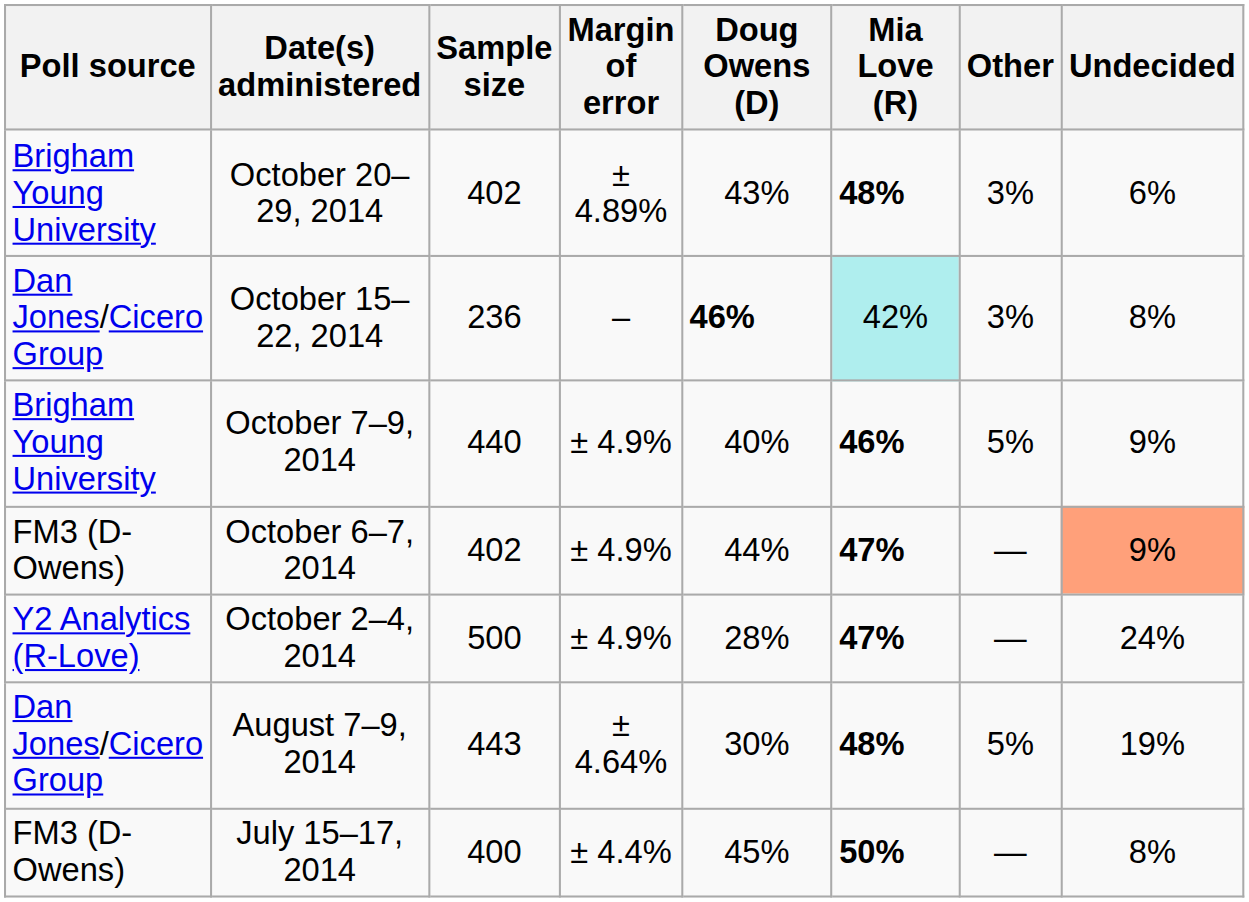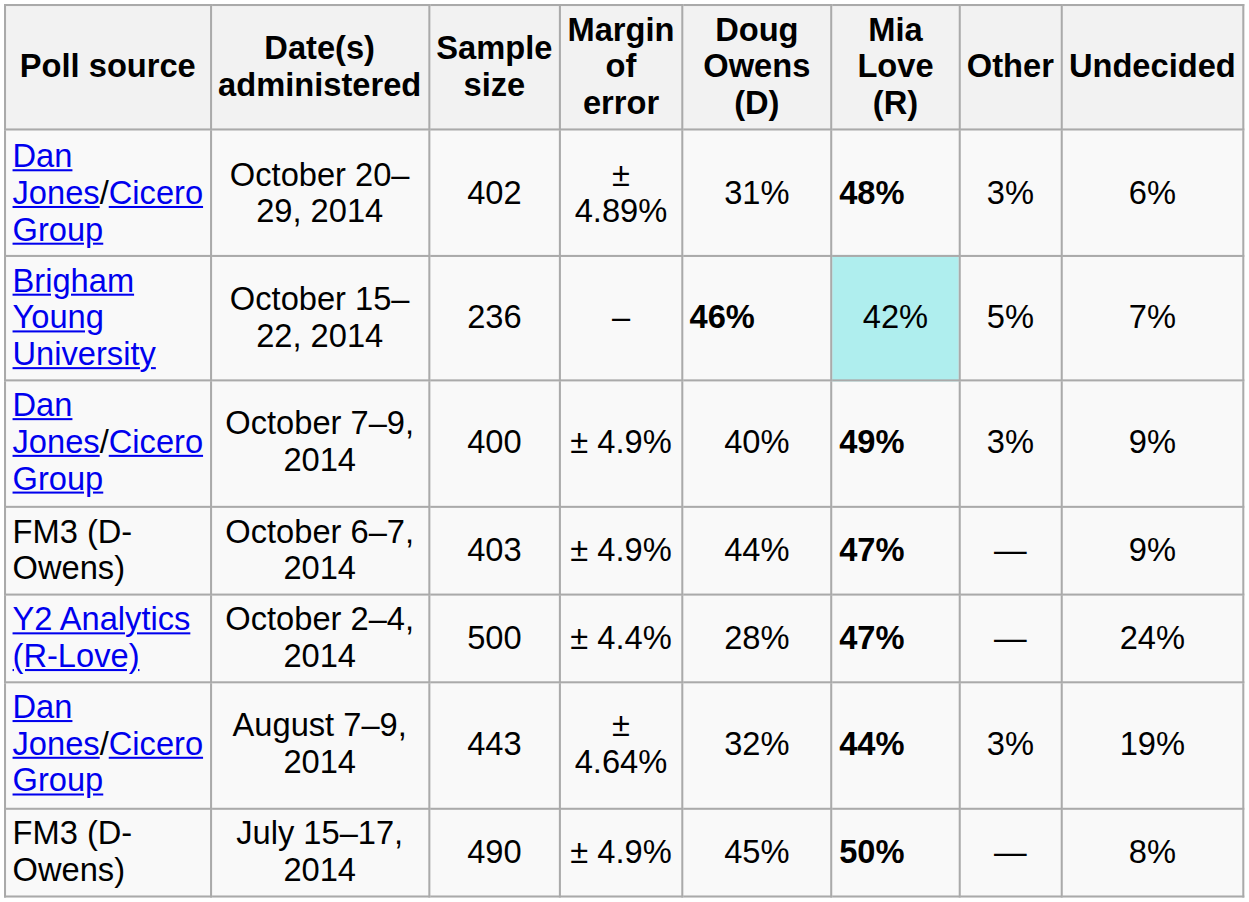(84, 192) Brigham Young University -> (108, 192) Dan Jones/Cicero Group
(757, 192) 43% -> (757, 192) 31%
(108, 317) Dan Jones/Cicero Group -> (84, 317) Brigham Young University
(1010, 317) 3% -> (1010, 317) 5%
(1152, 317) 8% -> (1152, 317) 7%
(84, 442) Brigham Young University -> (108, 442) Dan Jones/Cicero Group
(494, 442) 440 -> (494, 442) 400
(872, 442) 46% -> (872, 442) 49%
(1010, 442) 5% -> (1010, 442) 3%
(494, 549) 402 -> (494, 549) 403
(1152, 549) lightsalmon background -> (1152, 549) no background
(621, 638) ± 4.9% -> (621, 638) ± 4.4%
(757, 744) 30% -> (757, 744) 32%
(872, 744) 48% -> (872, 744) 44%
(1010, 744) 5% -> (1010, 744) 3%
(494, 851) 400 -> (494, 851) 490
(621, 851) ± 4.4% -> (621, 851) ± 4.9%
